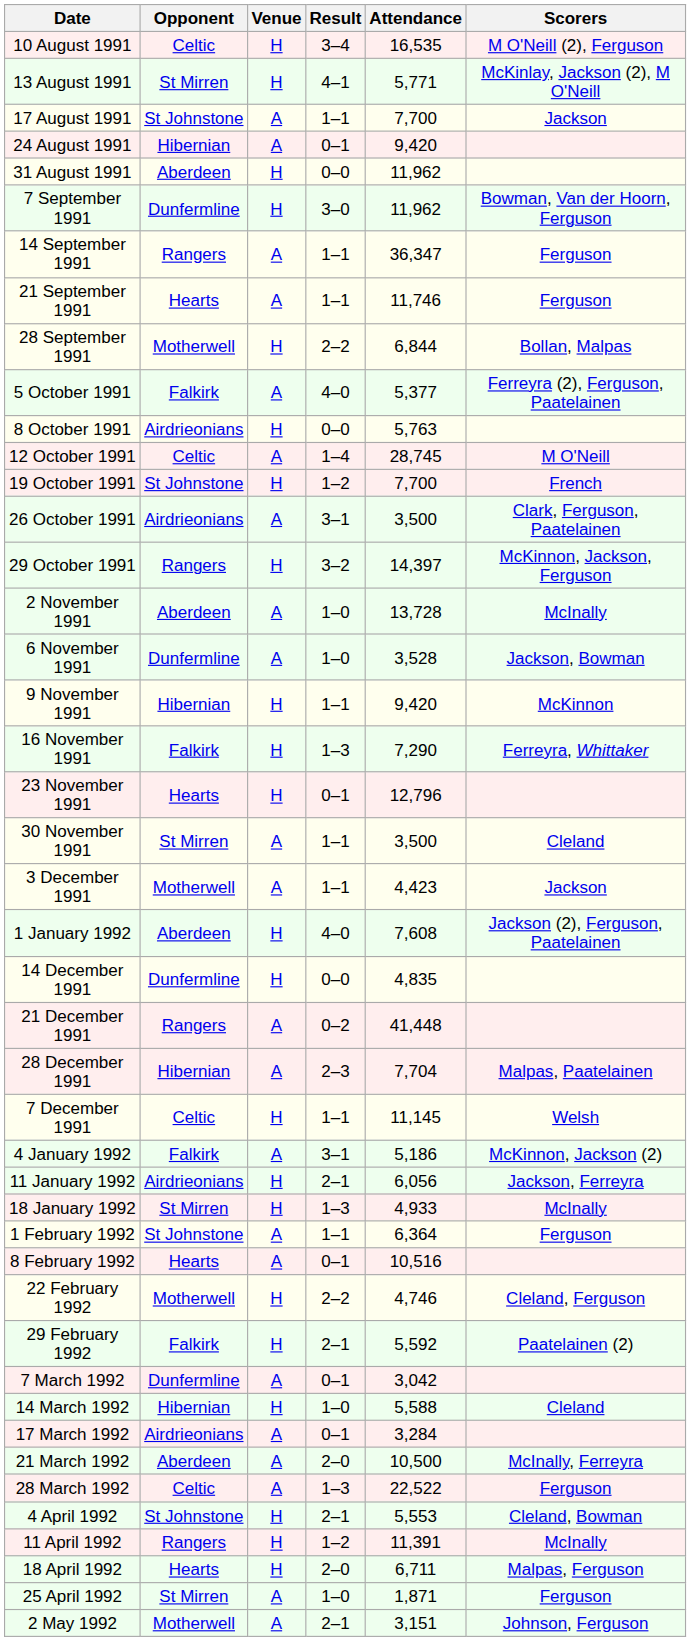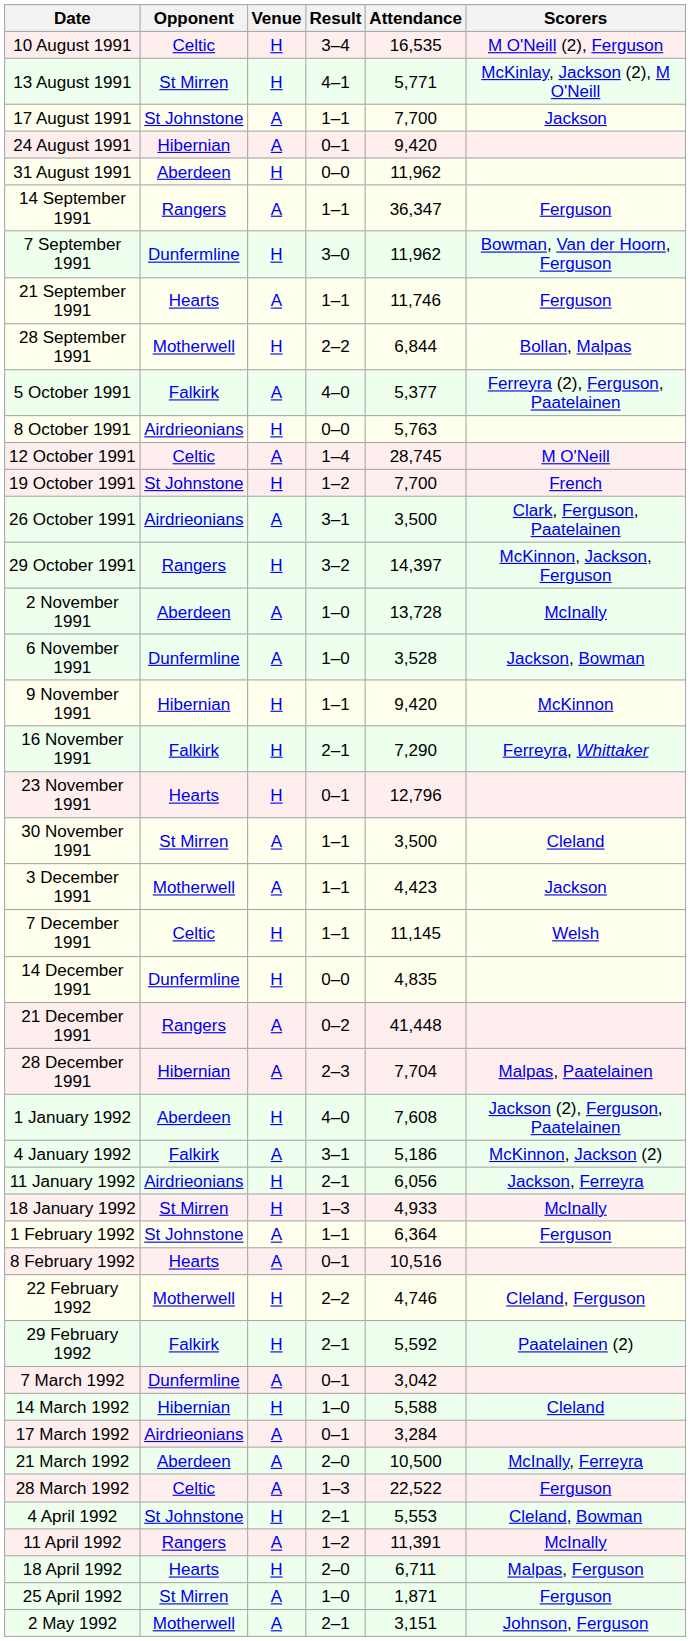rows swapped: (72, 208) <-> (72, 254)
(335, 749) 1–3 -> (335, 749) 2–1
rows swapped: (72, 1117) <-> (72, 933)
(276, 1542) H -> (276, 1542) A
